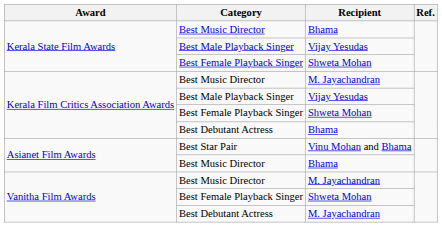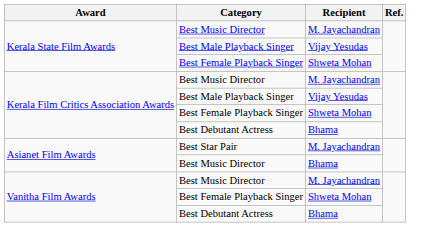(323, 29) Bhama -> (344, 29) M. Jayachandran
(360, 146) Vinu Mohan and Bhama -> (344, 146) M. Jayachandran
(344, 213) M. Jayachandran -> (323, 213) Bhama
